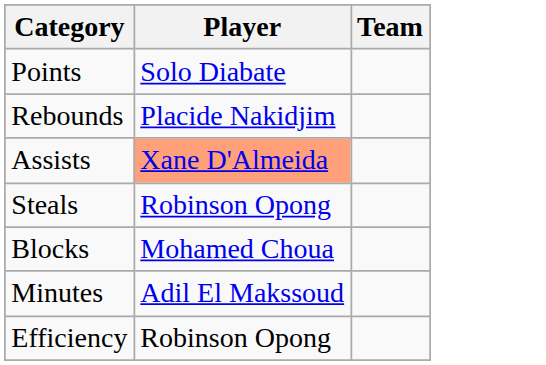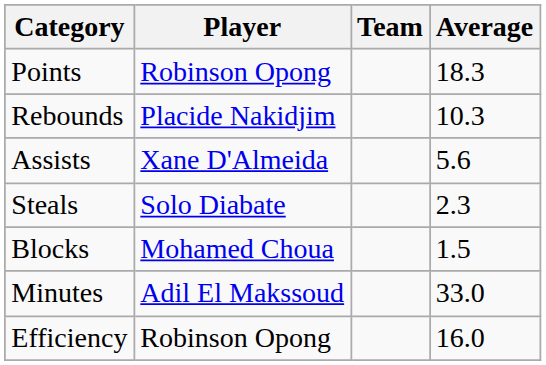+ column: (485, 26)
(213, 71) Solo Diabate -> (236, 71) Robinson Opong
(234, 159) lightsalmon background -> (234, 159) no background
(236, 204) Robinson Opong -> (213, 204) Solo Diabate
